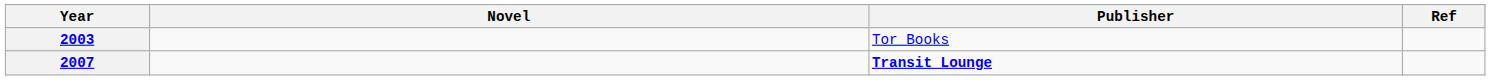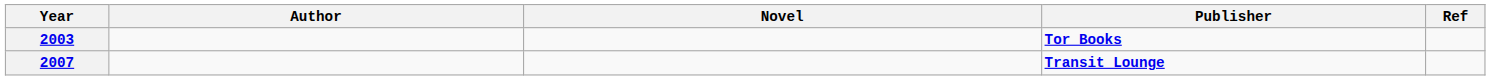+ column: (316, 16)
(911, 40) normal -> (1083, 40) bold
